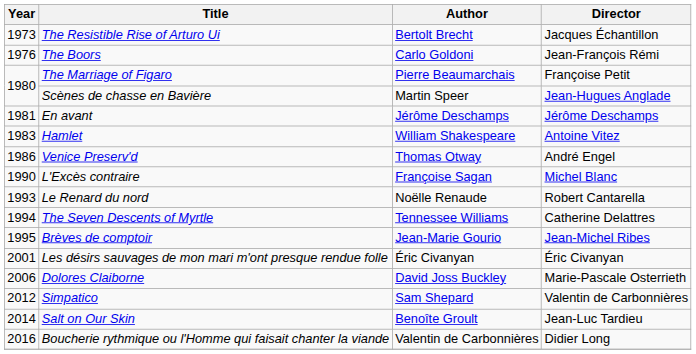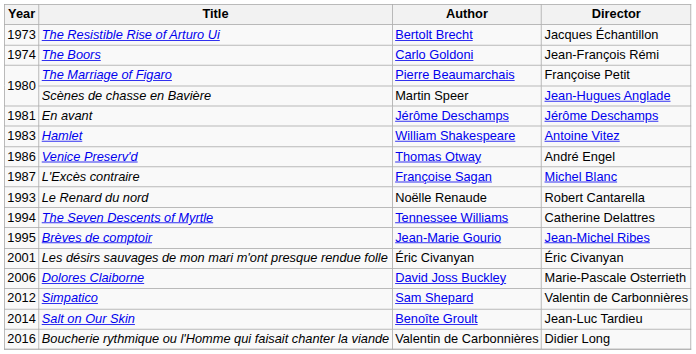(22, 55) 1976 -> (22, 55) 1974
(22, 177) 1990 -> (22, 177) 1987
